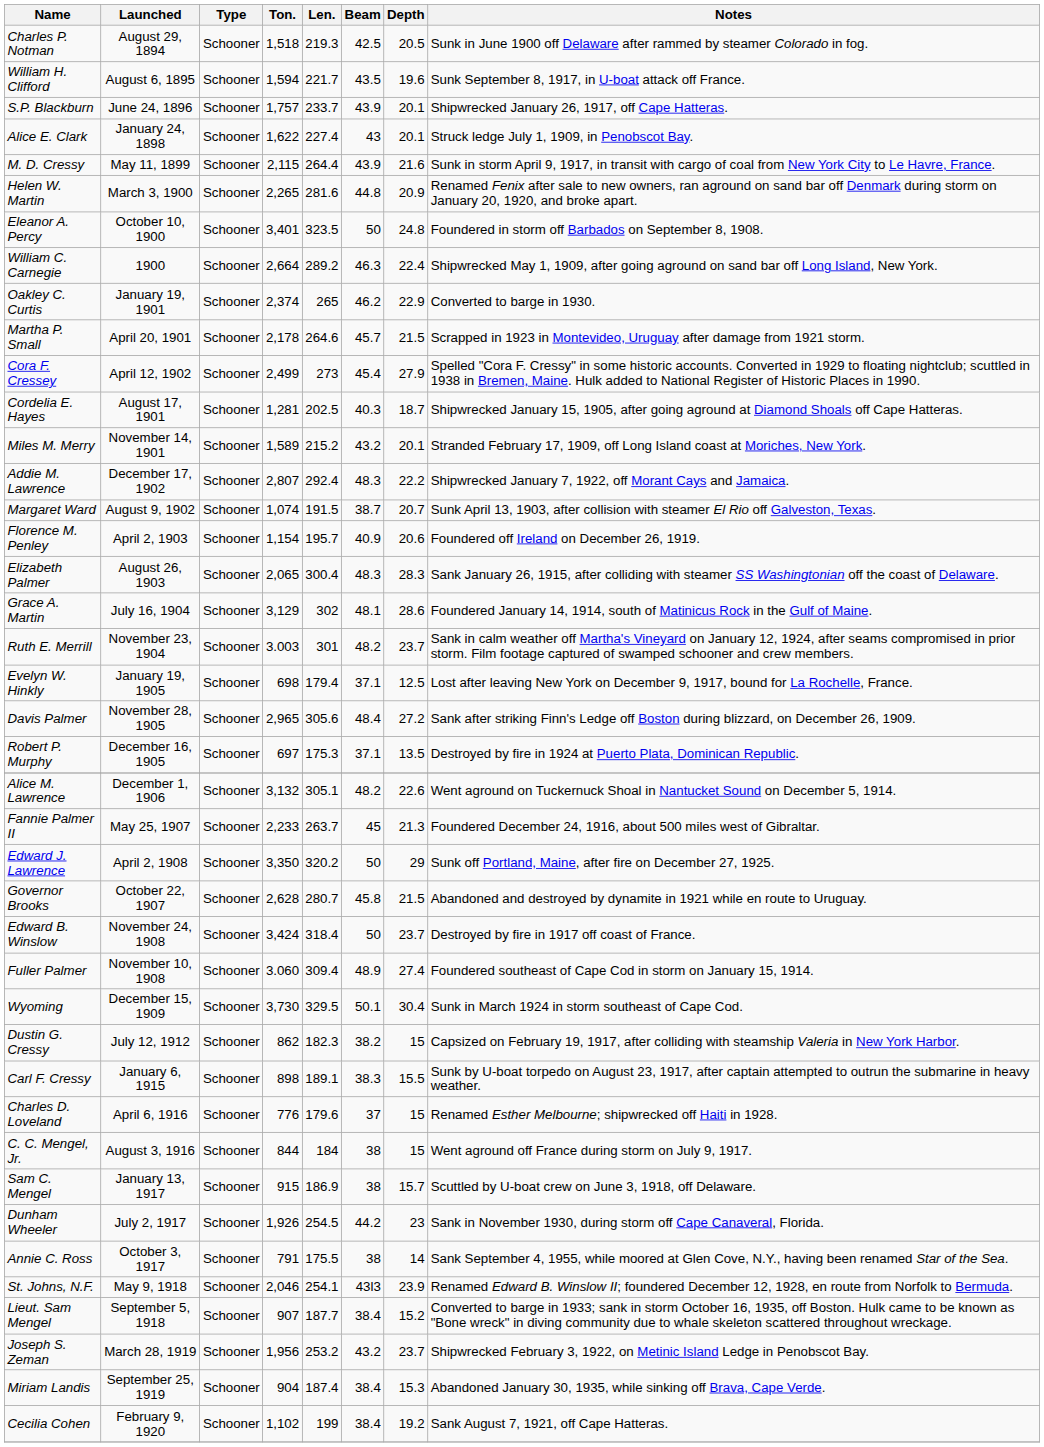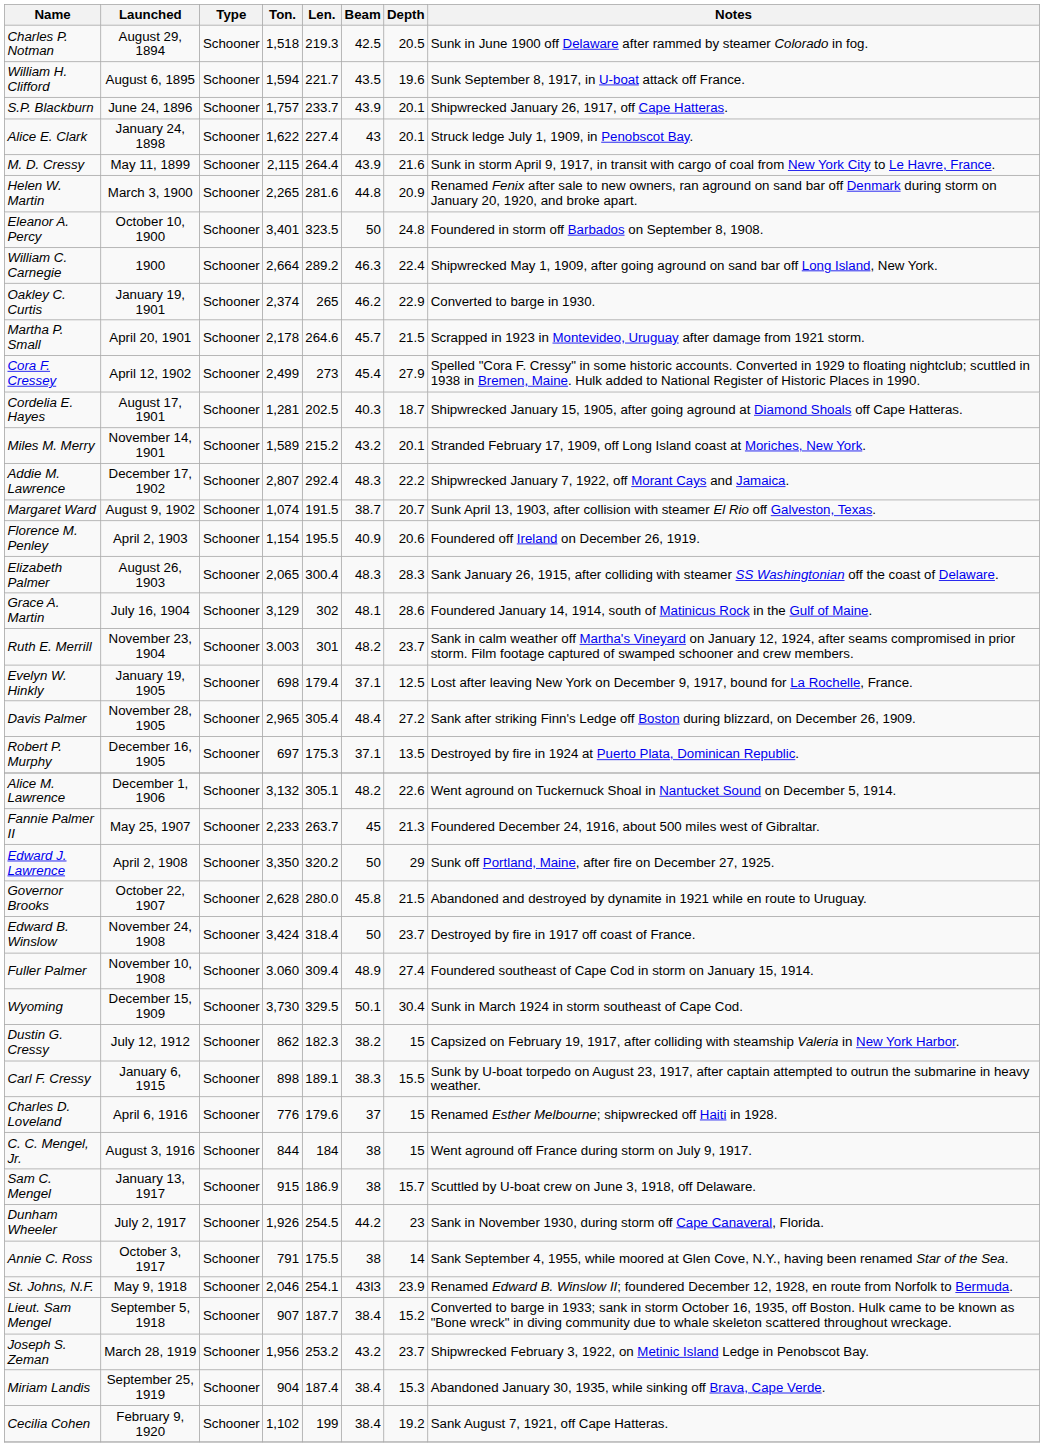(322, 538) 195.7 -> (322, 538) 195.5
(322, 718) 305.6 -> (322, 718) 305.4
(322, 898) 280.7 -> (322, 898) 280.0
